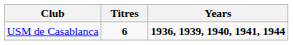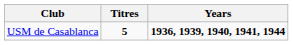(125, 31) 6 -> (125, 31) 5
